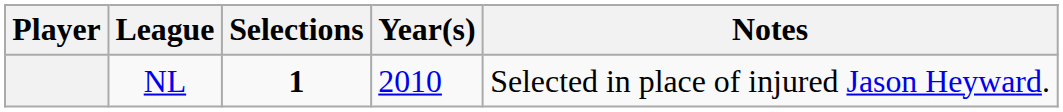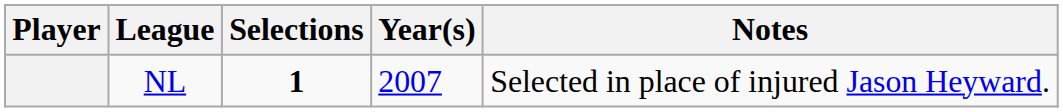(410, 80) 2010 -> (410, 80) 2007
